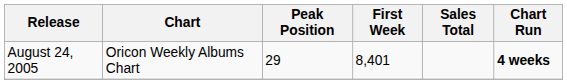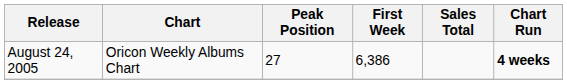(273, 60) 29 -> (273, 60) 27
(373, 60) 8,401 -> (373, 60) 6,386
